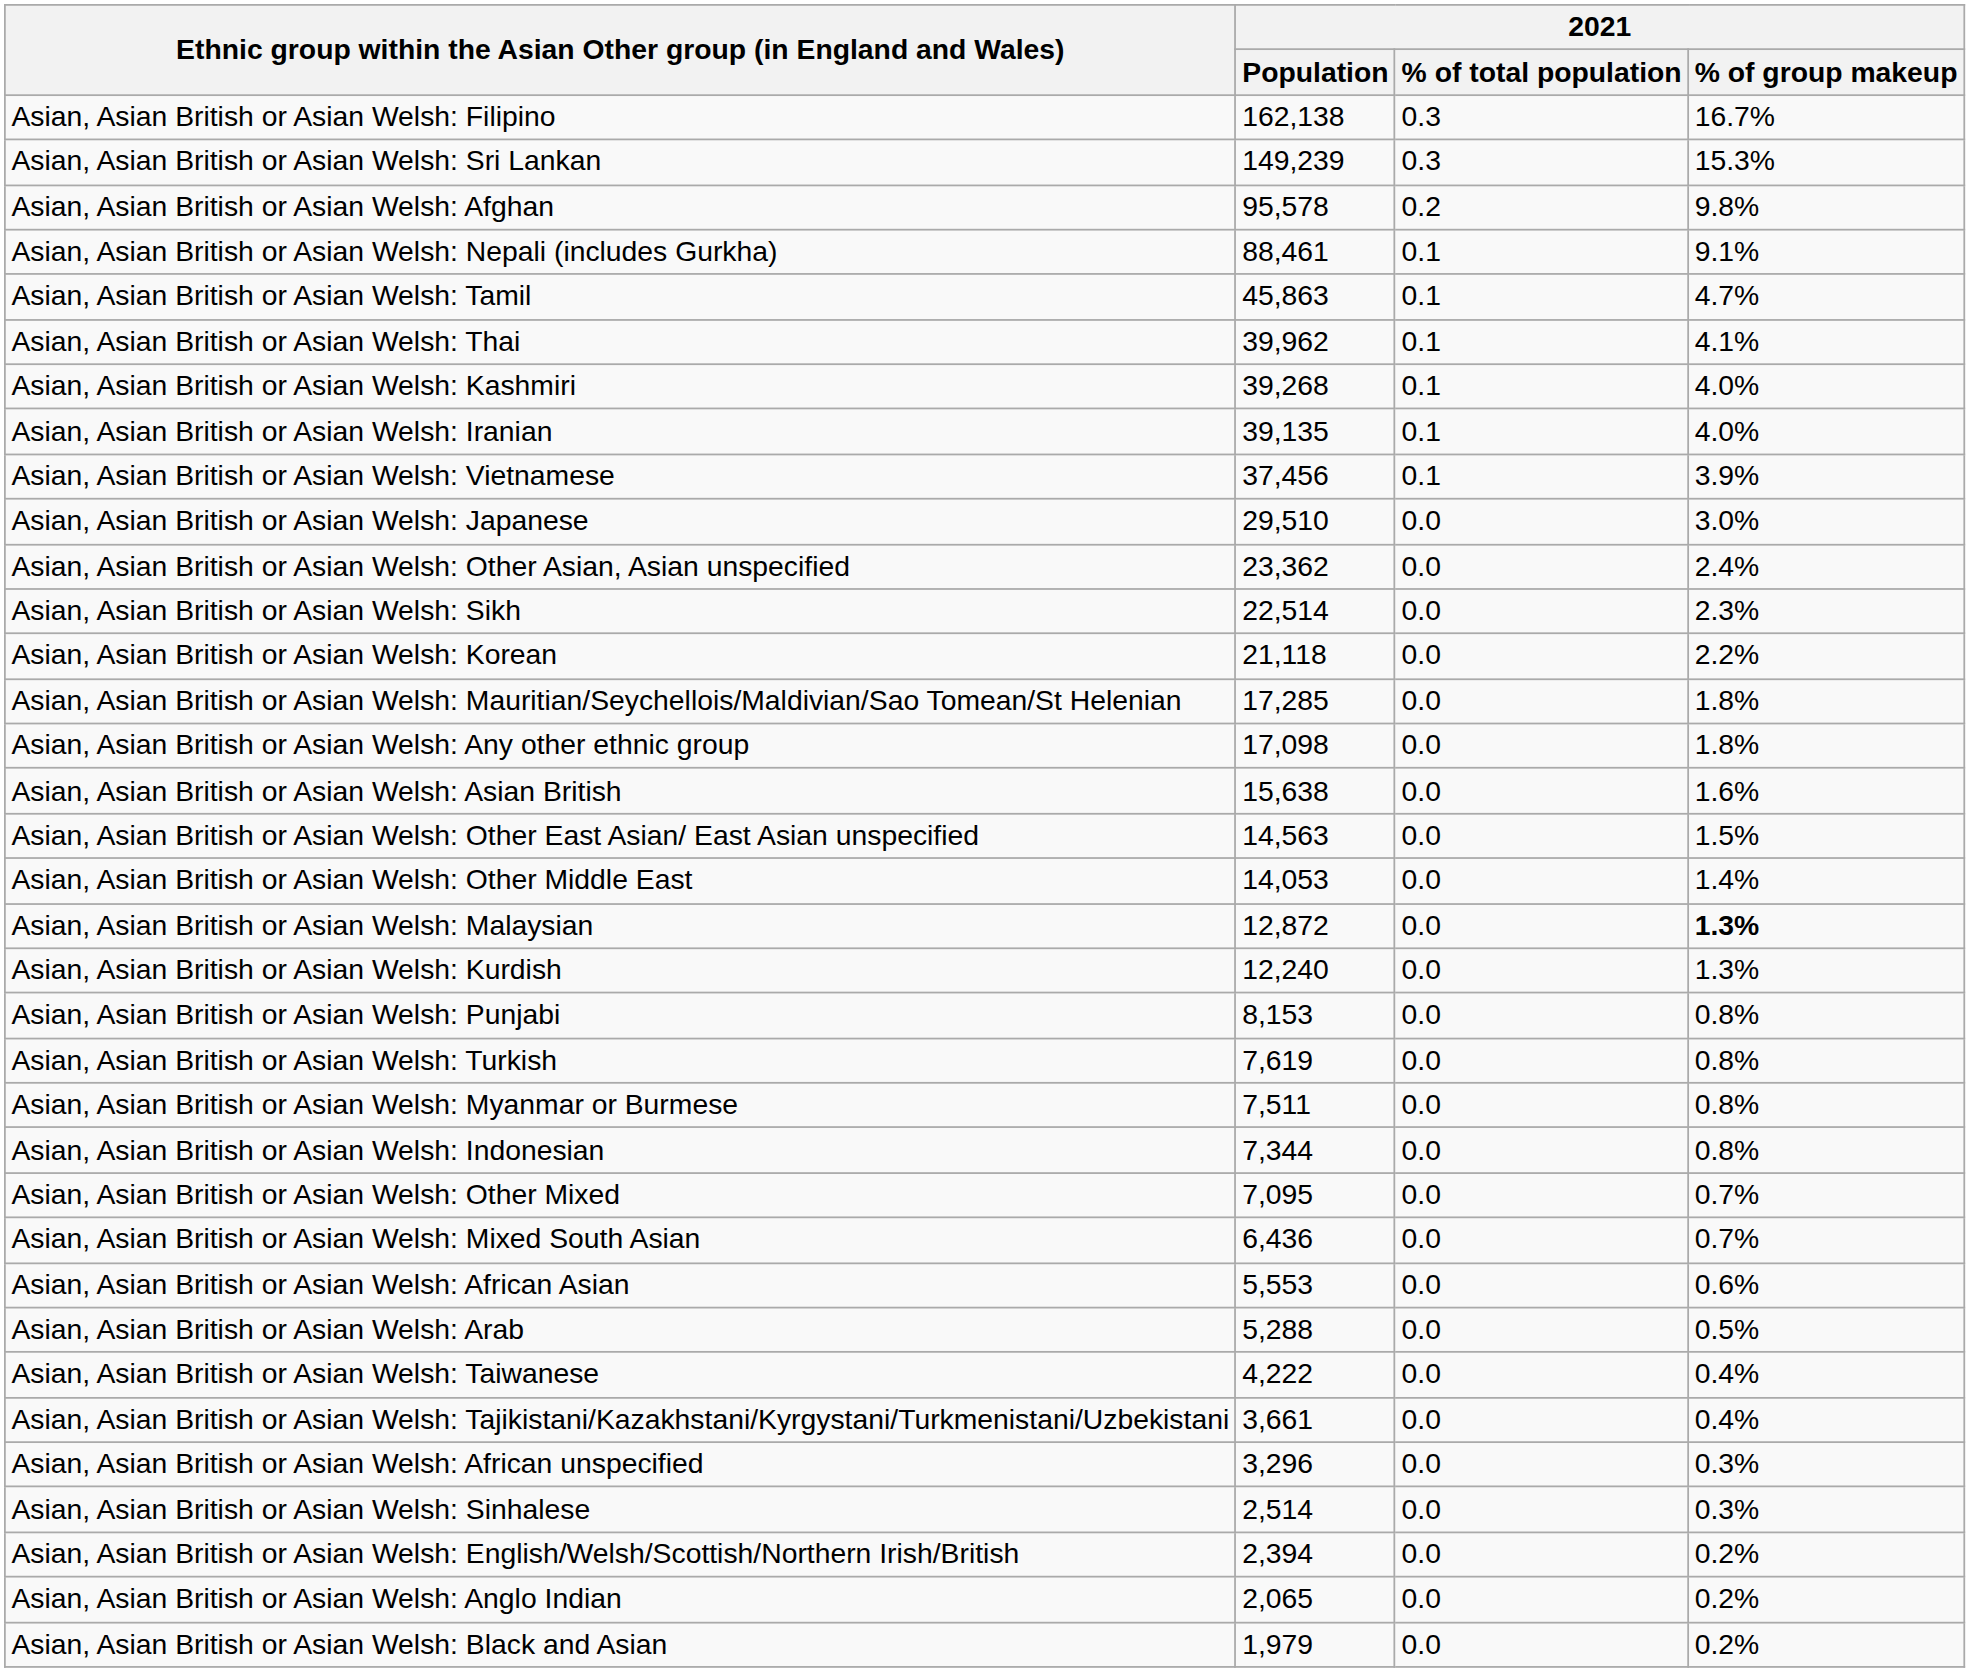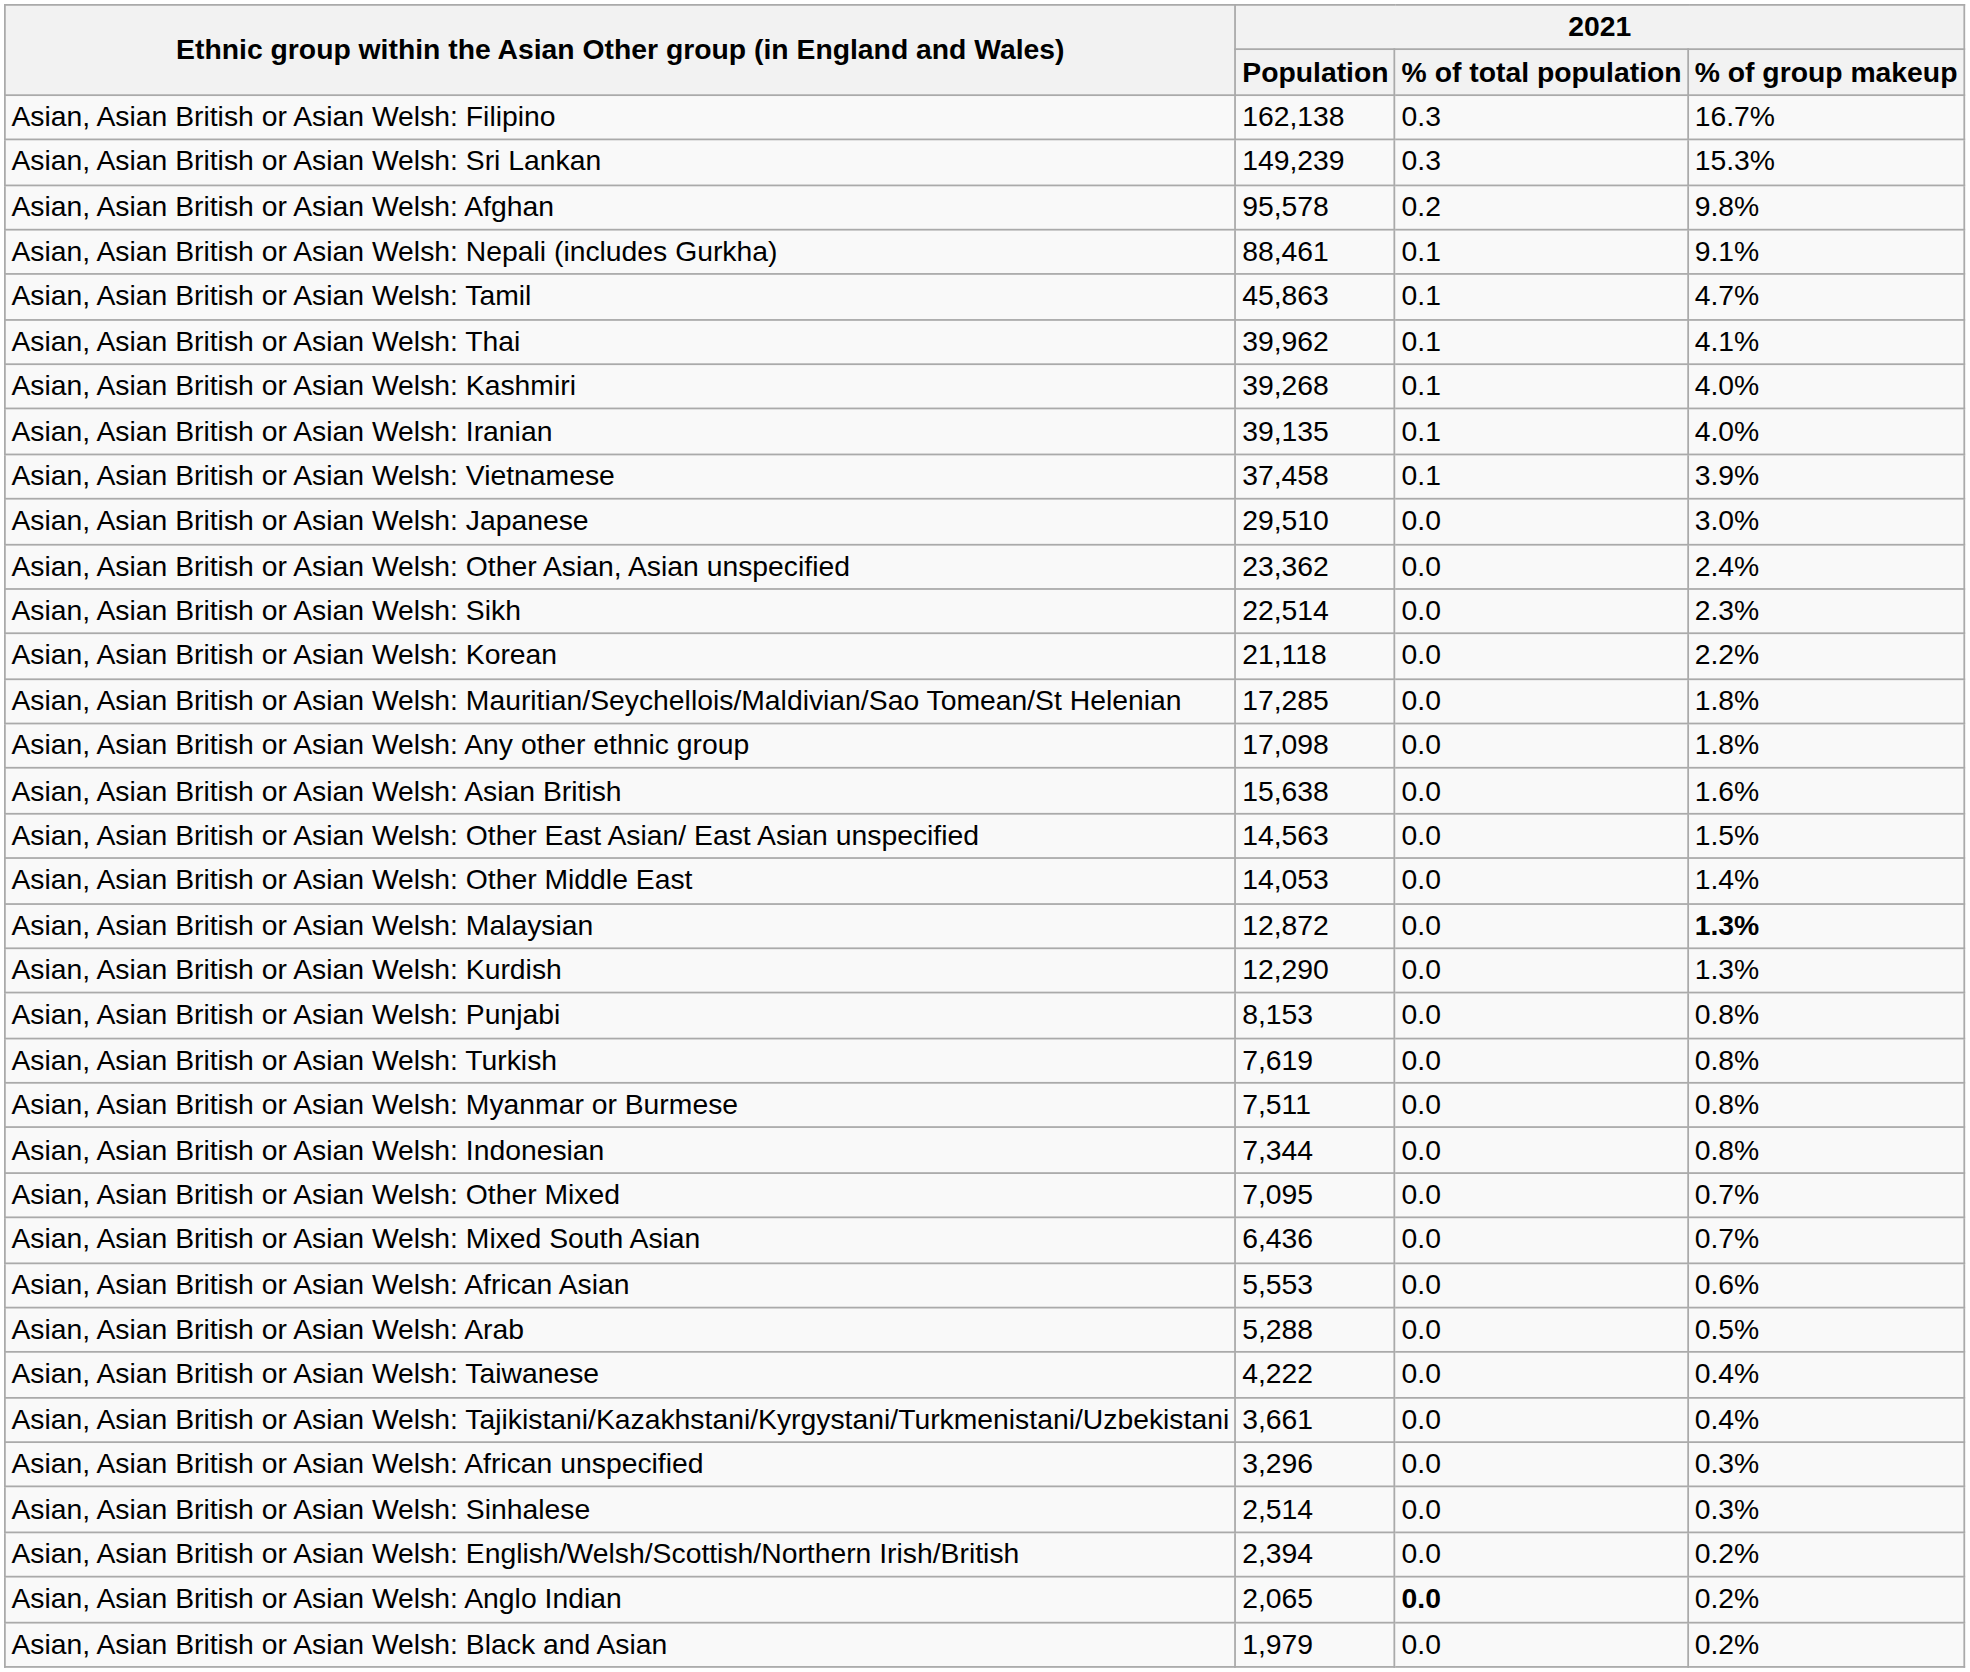(1286, 476) 37,456 -> (1286, 476) 37,458
(1286, 970) 12,240 -> (1286, 970) 12,290
(1421, 1598) normal -> (1421, 1598) bold
